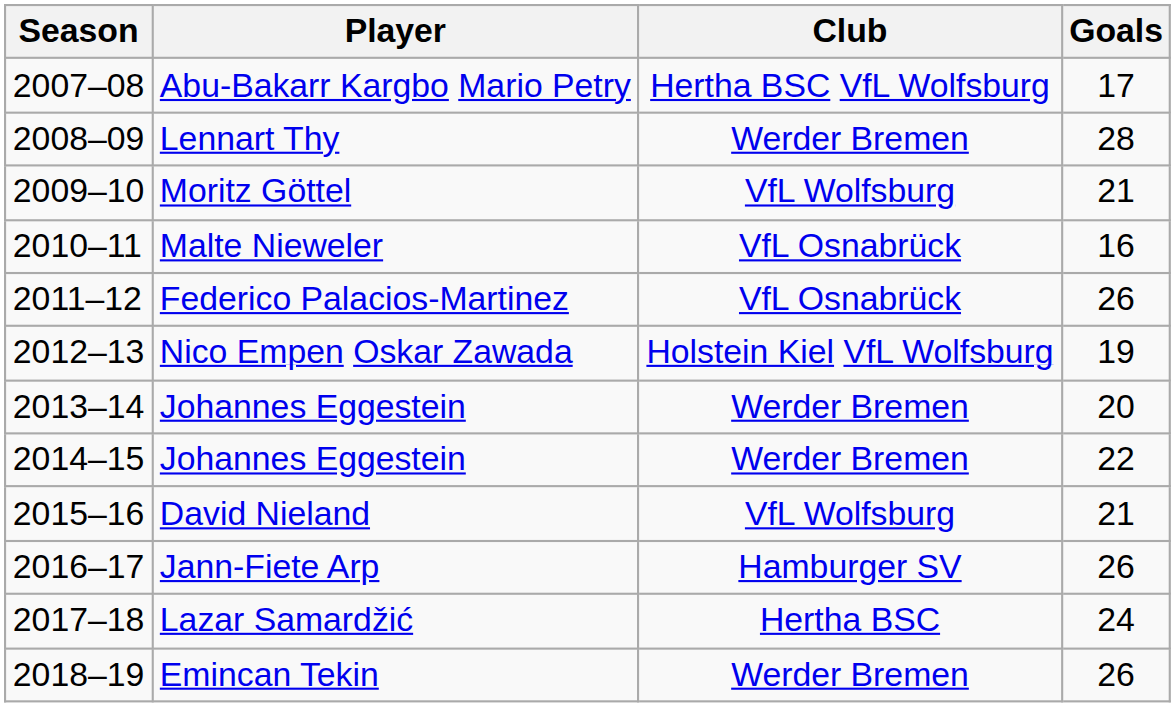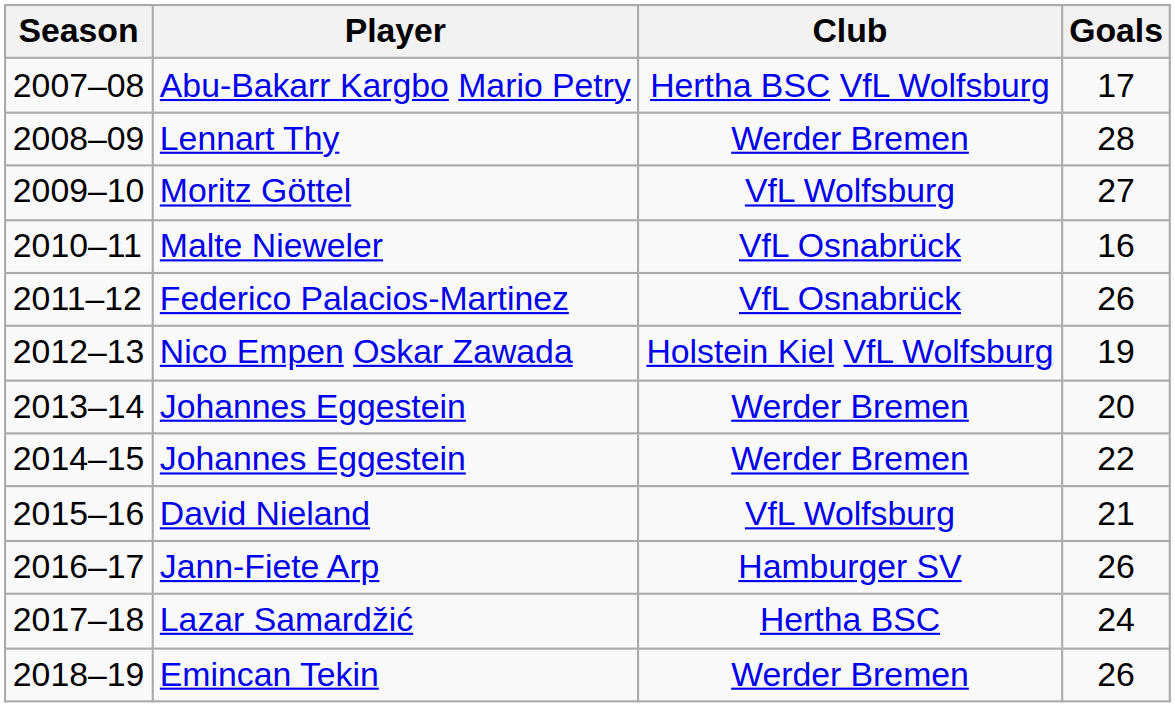(1116, 191) 21 -> (1116, 191) 27
